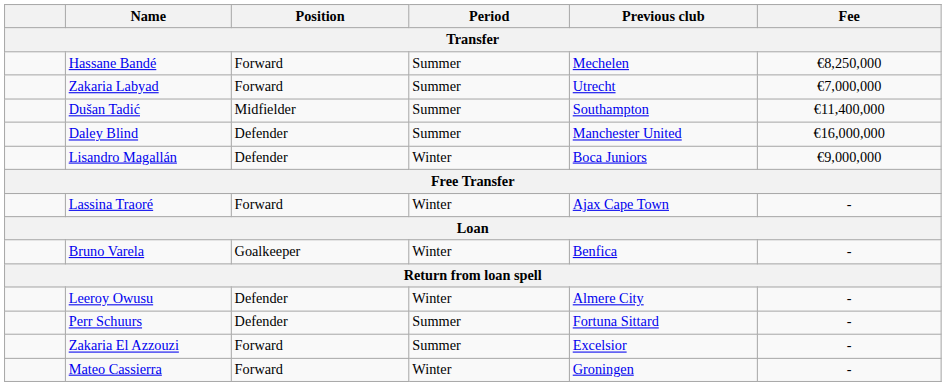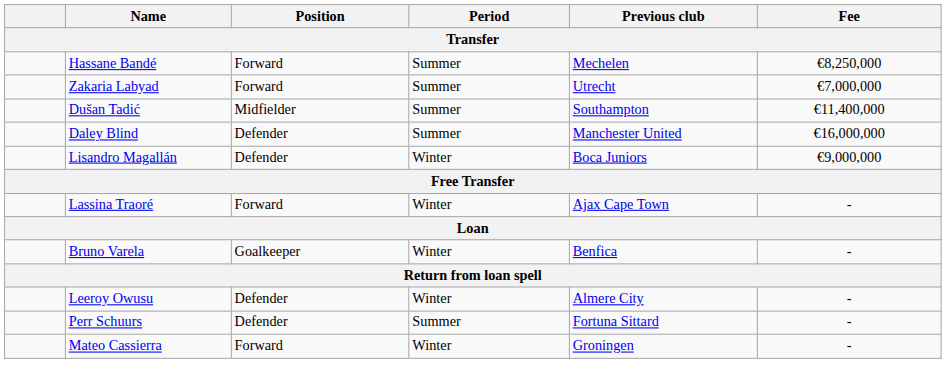- row: (124, 345)
